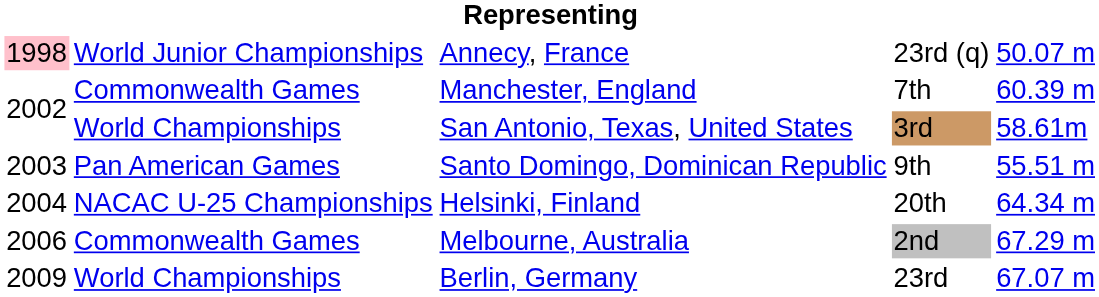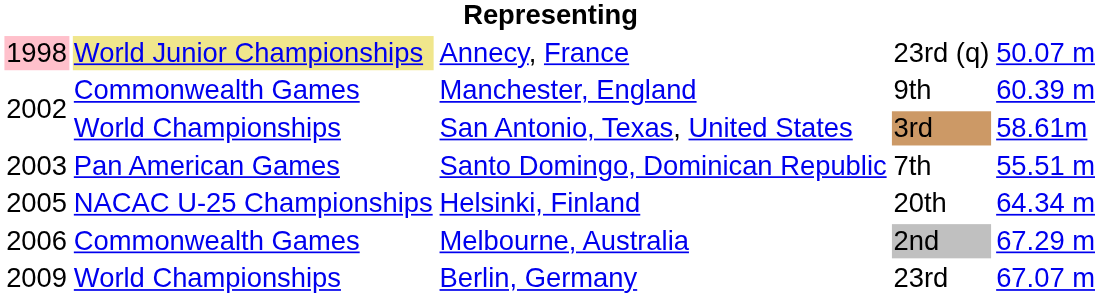(248, 52) no background -> (248, 52) khaki background
(913, 90) 7th -> (913, 90) 9th
(913, 165) 9th -> (913, 165) 7th
(37, 203) 2004 -> (37, 203) 2005
